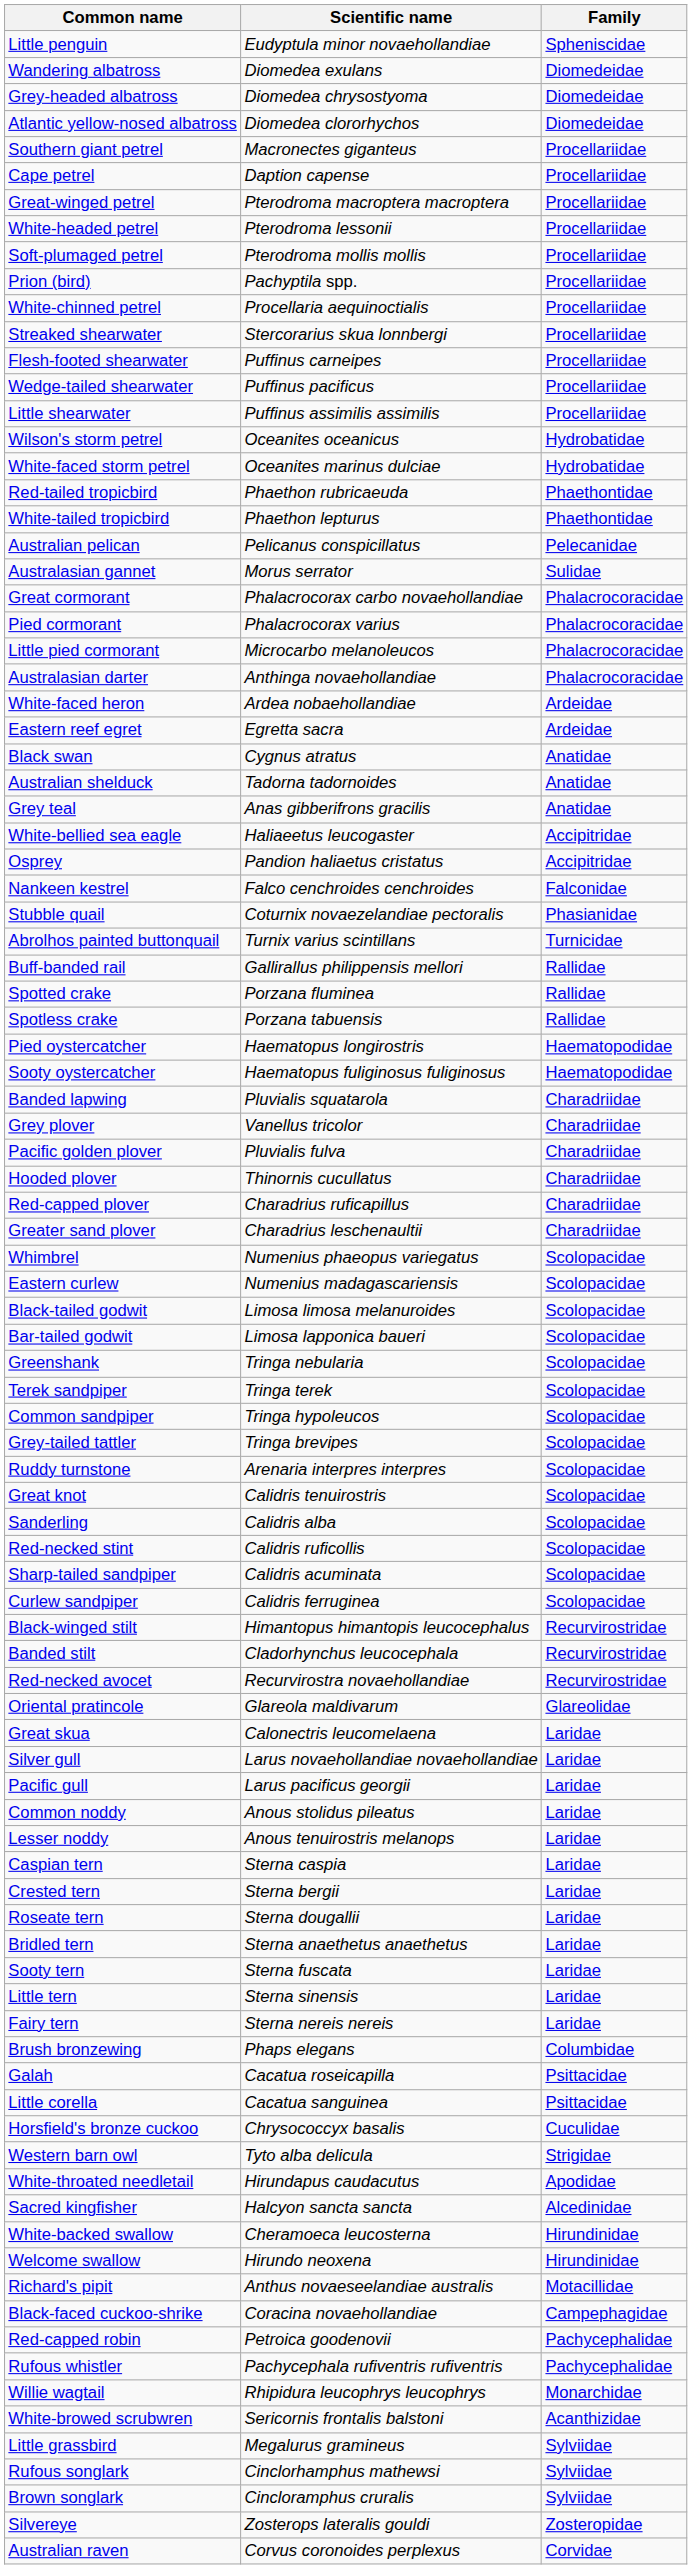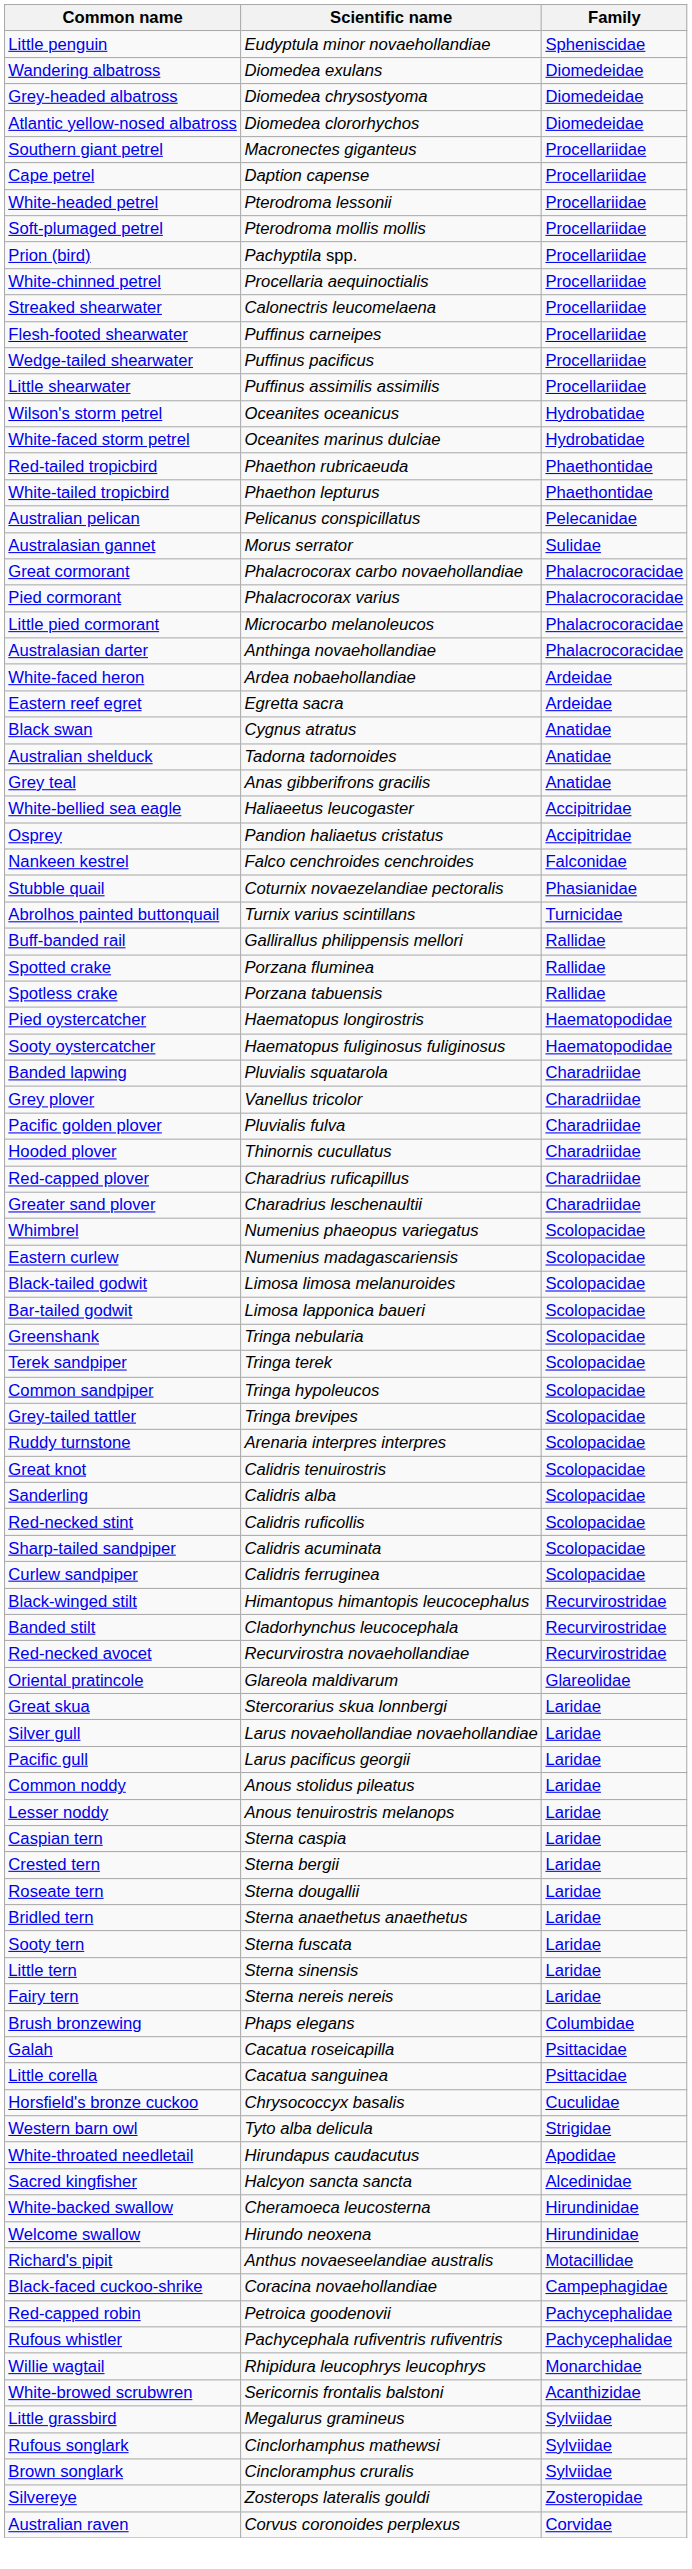- row: (81, 202)
(346, 334) Stercorarius skua lonnbergi -> (340, 307) Calonectris leucomelaena
(340, 1733) Calonectris leucomelaena -> (346, 1706) Stercorarius skua lonnbergi
